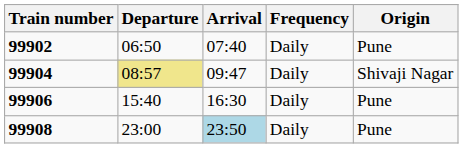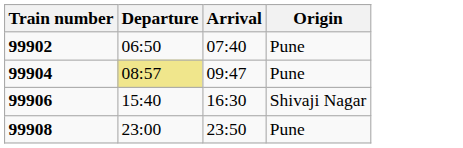- column: (309, 18)
(405, 73) Shivaji Nagar -> (287, 73) Pune
(374, 101) Pune -> (318, 101) Shivaji Nagar
(226, 128) lightblue background -> (226, 128) no background
